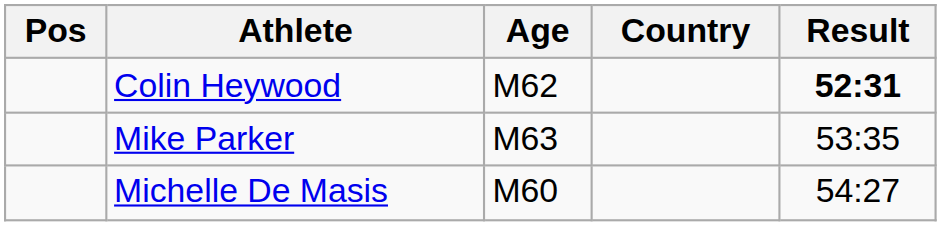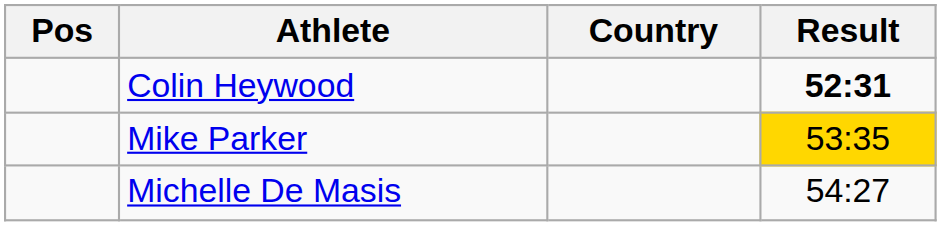- column: (538, 31)
(858, 138) no background -> (848, 138) gold background
